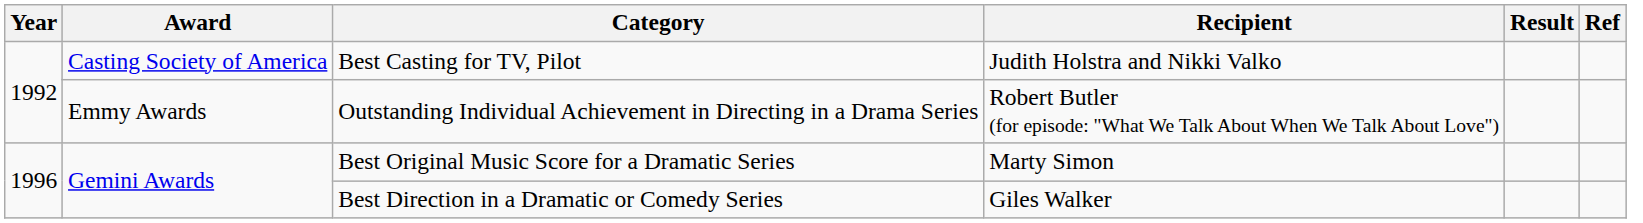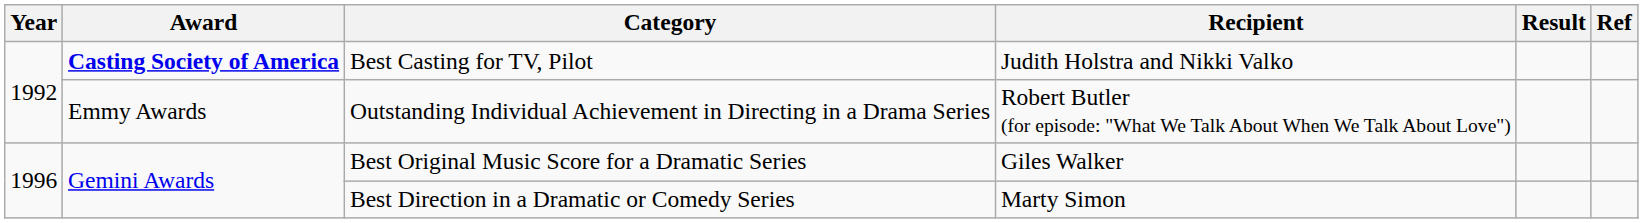(198, 60) normal -> (204, 60) bold
(1052, 161) Marty Simon -> (1062, 161) Giles Walker
(1050, 198) Giles Walker -> (1063, 198) Marty Simon
